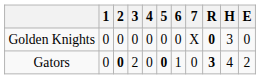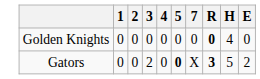- column: (178, 16)
(194, 39) X -> (194, 39) 0
(230, 39) 3 -> (230, 39) 4
(120, 62) bold -> (135, 62) normal
(194, 62) 0 -> (194, 62) X
(230, 62) 4 -> (230, 62) 5
